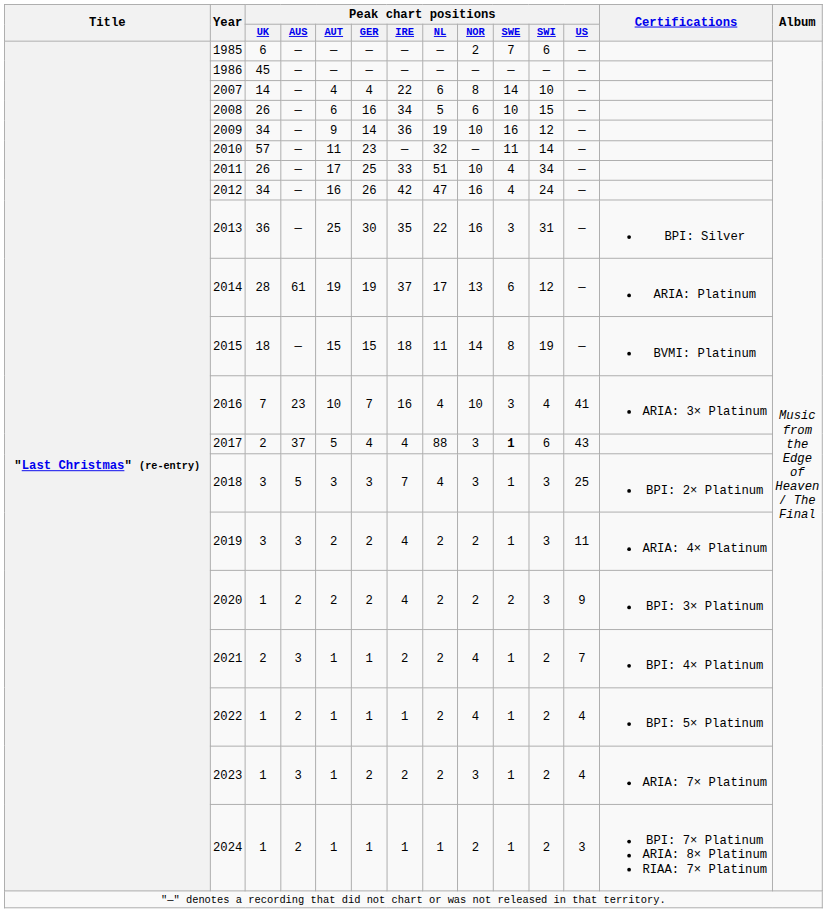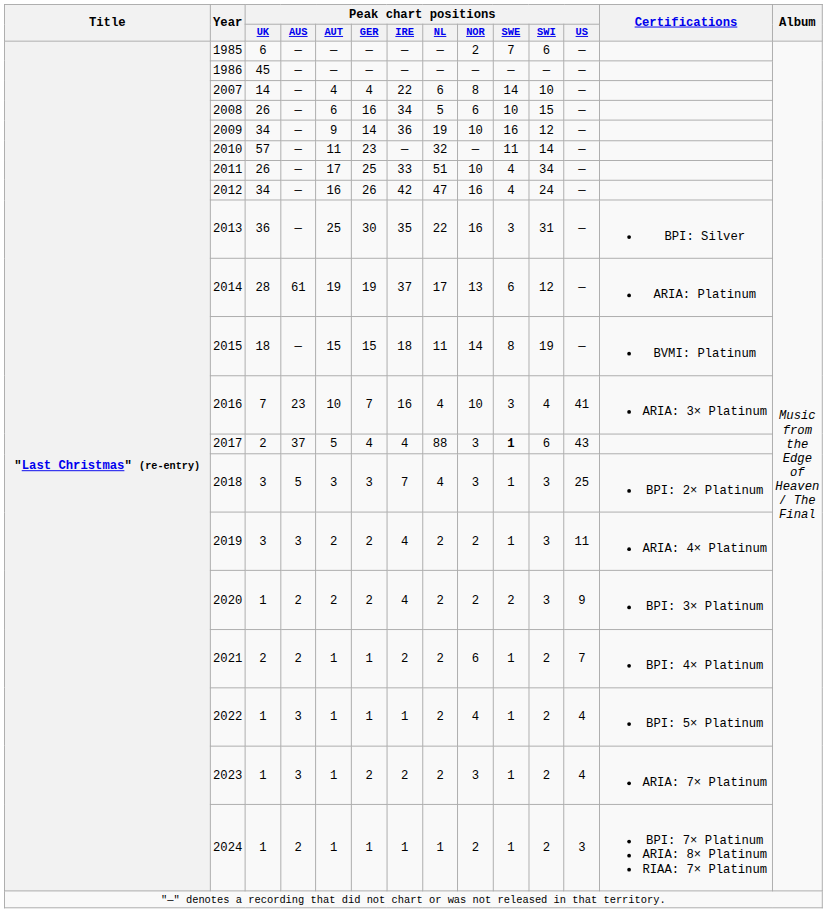(298, 658) 3 -> (298, 658) 2
(475, 658) 4 -> (475, 658) 6
(298, 717) 2 -> (298, 717) 3
